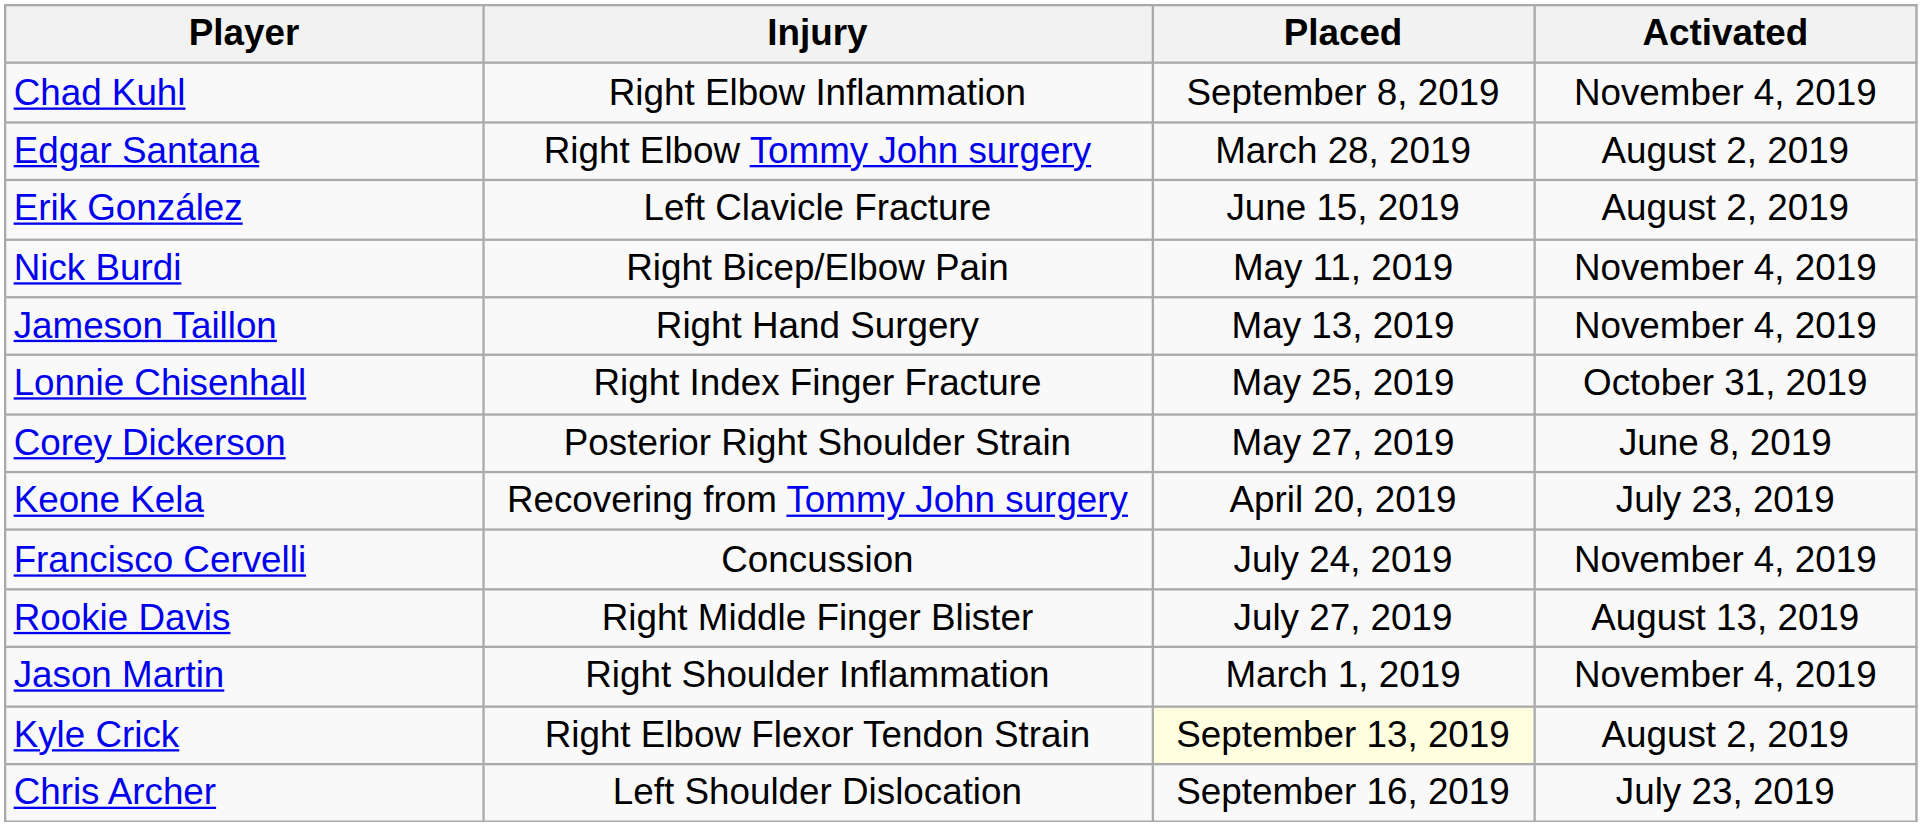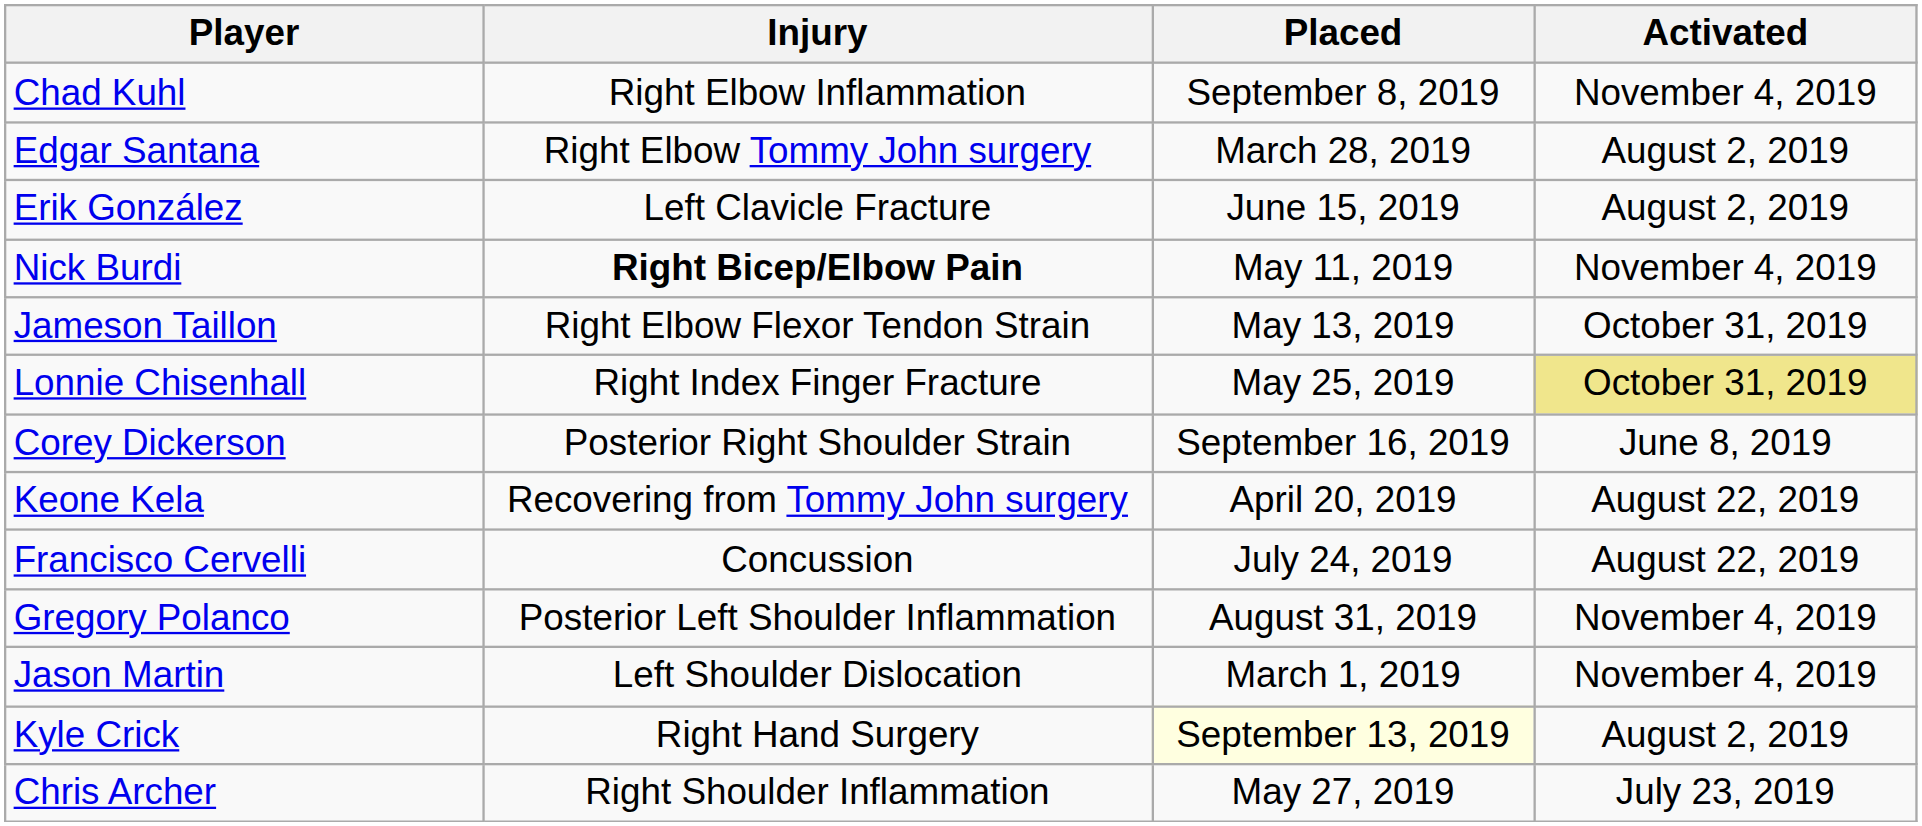(817, 267) normal -> (817, 267) bold
(817, 325) Right Hand Surgery -> (817, 325) Right Elbow Flexor Tendon Strain
(1725, 325) November 4, 2019 -> (1725, 325) October 31, 2019
(1725, 383) no background -> (1725, 383) khaki background
(1343, 442) May 27, 2019 -> (1343, 442) September 16, 2019
(1725, 500) July 23, 2019 -> (1725, 500) August 22, 2019
(1725, 558) November 4, 2019 -> (1725, 558) August 22, 2019
- row: (122, 617)
+ row: (152, 617)
(817, 675) Right Shoulder Inflammation -> (817, 675) Left Shoulder Dislocation
(817, 734) Right Elbow Flexor Tendon Strain -> (817, 734) Right Hand Surgery
(817, 792) Left Shoulder Dislocation -> (817, 792) Right Shoulder Inflammation
(1343, 792) September 16, 2019 -> (1343, 792) May 27, 2019
